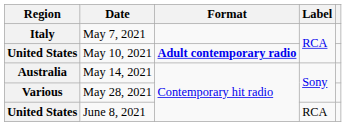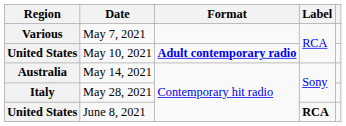(42, 33) Italy -> (42, 33) Various
(42, 92) Various -> (42, 92) Italy
(315, 111) normal -> (315, 111) bold
